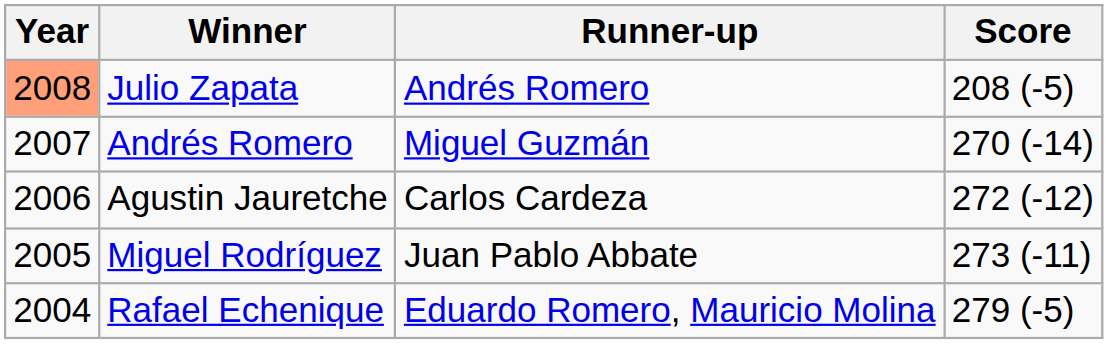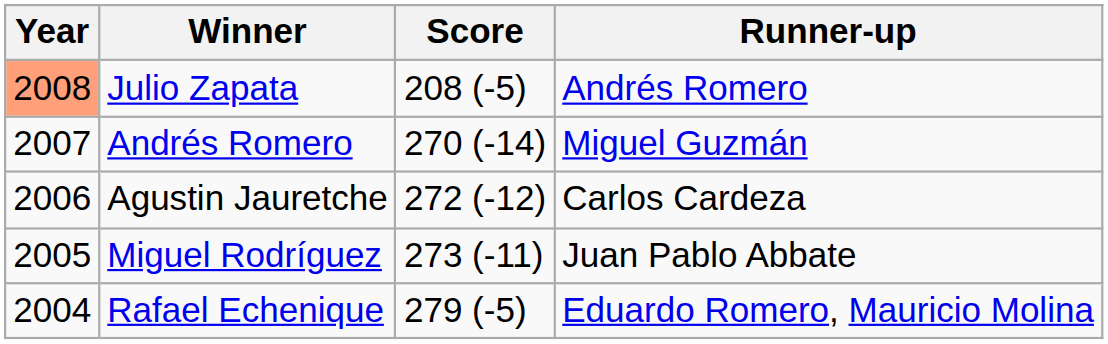columns swapped: (1023, 32) <-> (670, 32)
